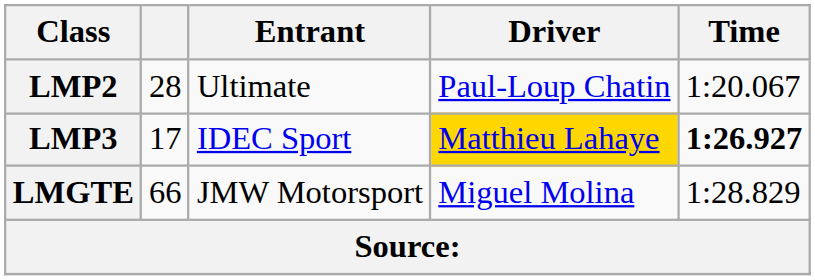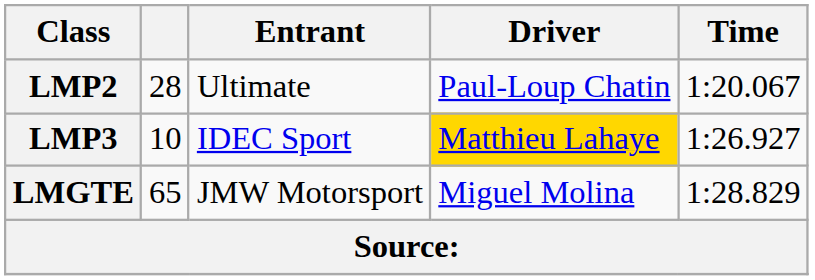(165, 139) 17 -> (165, 139) 10
(744, 139) bold -> (743, 139) normal
(165, 192) 66 -> (165, 192) 65
